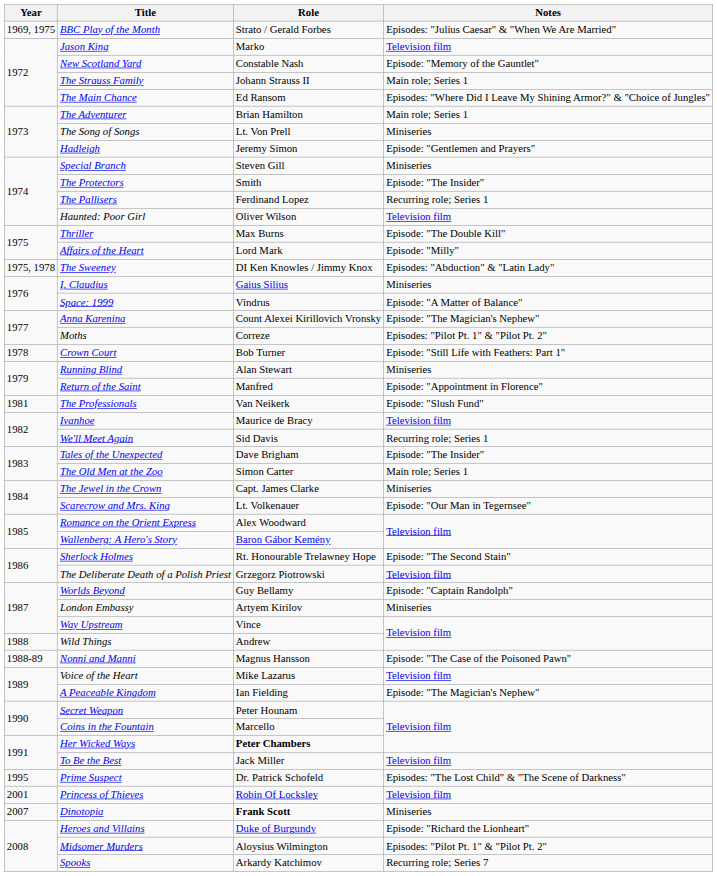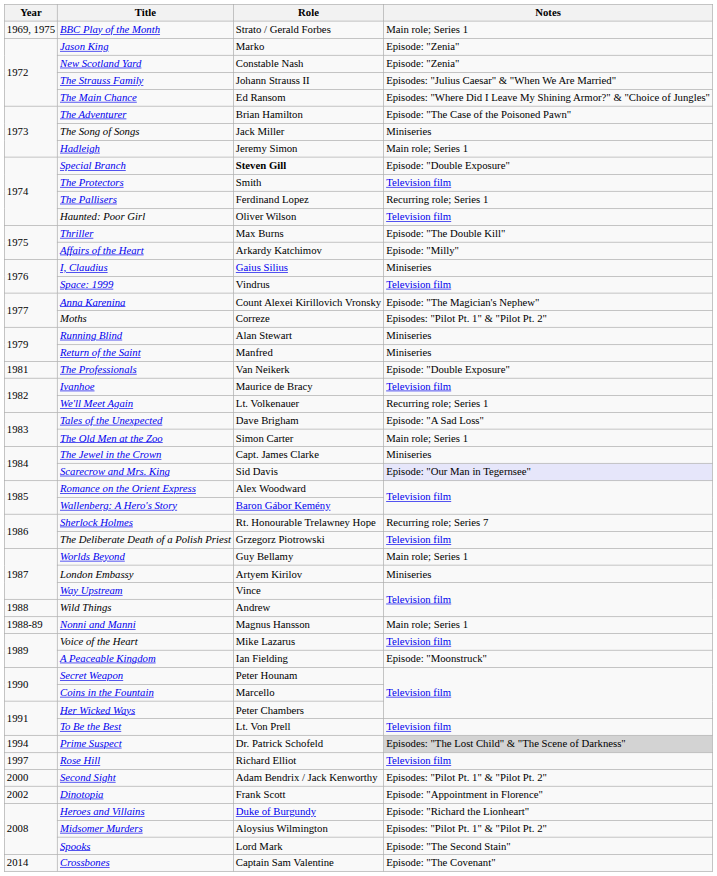(501, 30) Episodes: "Julius Caesar" & "When We Are Married" -> (427, 30) Main role; Series 1
(419, 47) Television film -> (423, 47) Episode: "Zenia"
(463, 64) Episode: "Memory of the Gauntlet" -> (423, 64) Episode: "Zenia"
(427, 81) Main role; Series 1 -> (501, 81) Episodes: "Julius Caesar" & "When We Are Married"
(427, 115) Main role; Series 1 -> (479, 115) Episode: "The Case of the Poisoned Pawn"
(263, 132) Lt. Von Prell -> (260, 132) Jack Miller
(461, 149) Episode: "Gentlemen and Prayers" -> (427, 149) Main role; Series 1
(260, 166) normal -> (261, 166) bold
(409, 166) Miniseries -> (448, 166) Episode: "Double Exposure"
(435, 183) Episode: "The Insider" -> (419, 183) Television film
(259, 251) Lord Mark -> (279, 251) Arkardy Katchimov
- row: (88, 268)
(454, 302) Episode: "A Matter of Balance" -> (419, 285) Television film
- row: (88, 353)
(464, 387) Episode: "Appointment in Florence" -> (409, 353) Miniseries
(435, 404) Episode: "Slush Fund" -> (448, 370) Episode: "Double Exposure"
(257, 438) Sid Davis -> (267, 404) Lt. Volkenauer
(435, 455) Episode: "The Insider" -> (435, 421) Episode: "A Sad Loss"
(267, 506) Lt. Volkenauer -> (257, 472) Sid Davis
(459, 506) no background -> (459, 472) lavender background
(448, 557) Episode: "The Second Stain" -> (437, 523) Recurring role; Series 7
(449, 591) Episode: "Captain Randolph" -> (427, 557) Main role; Series 1
(479, 659) Episode: "The Case of the Poisoned Pawn" -> (427, 625) Main role; Series 1
(463, 693) Episode: "The Magician's Nephew" -> (437, 659) Episode: "Moonstruck"
(273, 744) bold -> (270, 710) normal
(260, 761) Jack Miller -> (263, 727) Lt. Von Prell
(18, 778) 1995 -> (18, 744) 1994
(506, 778) no background -> (506, 744) lightgrey background
+ row: (80, 761)
+ row: (88, 778)
- row: (102, 795)
(18, 812) 2007 -> (18, 795) 2002
(263, 812) bold -> (261, 795) normal
(409, 812) Miniseries -> (464, 795) Episode: "Appointment in Florence"
(279, 863) Arkardy Katchimov -> (259, 846) Lord Mark
(437, 863) Recurring role; Series 7 -> (448, 846) Episode: "The Second Stain"
+ row: (85, 863)
